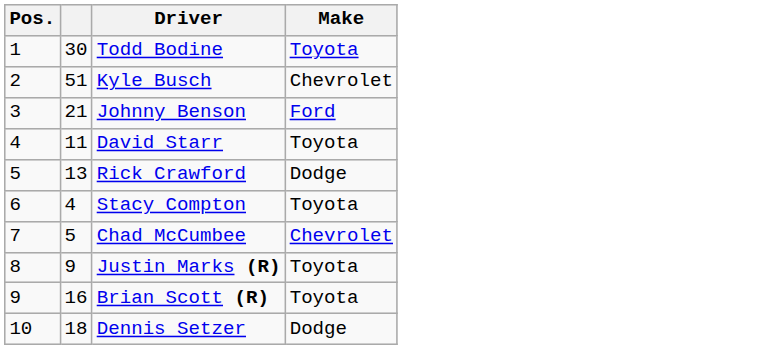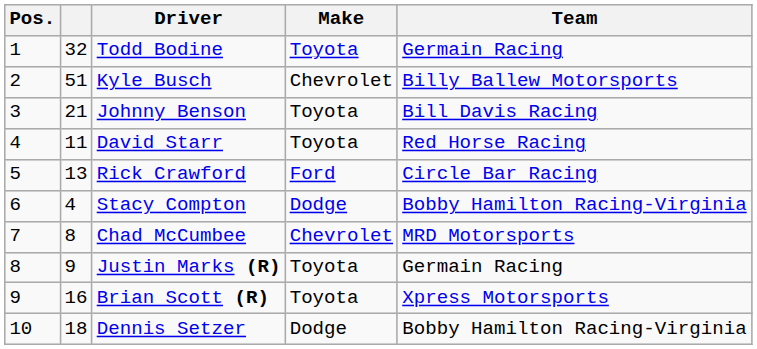+ column: (574, 21)
(76, 51) 30 -> (76, 51) 32
(313, 113) Ford -> (324, 113) Toyota
(318, 175) Dodge -> (313, 175) Ford
(324, 206) Toyota -> (318, 206) Dodge
(70, 237) 5 -> (70, 237) 8
